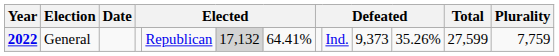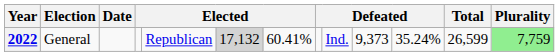(289, 39) 64.41% -> (289, 39) 60.41%
(418, 39) 35.26% -> (418, 39) 35.24%
(468, 39) 27,599 -> (468, 39) 26,599
(534, 39) no background -> (534, 39) lightgreen background
